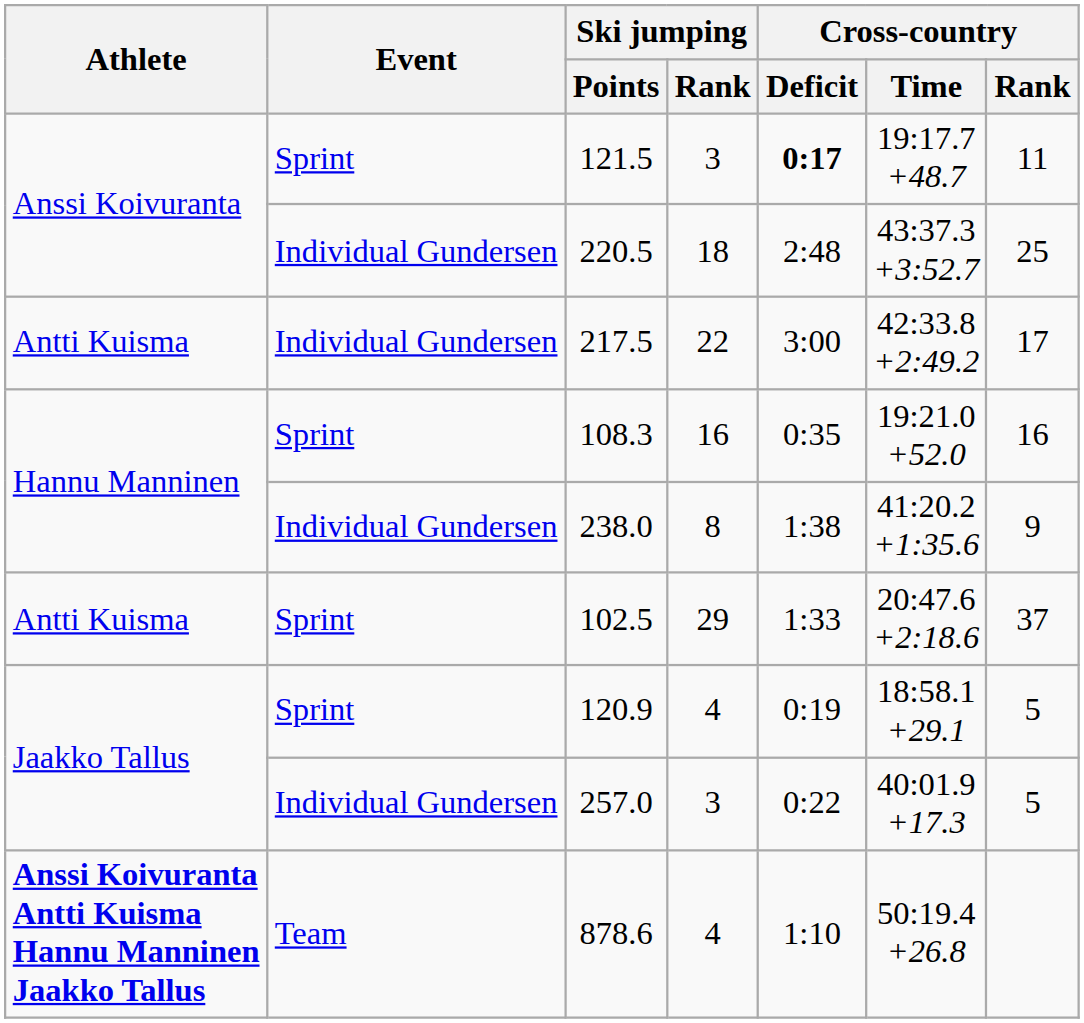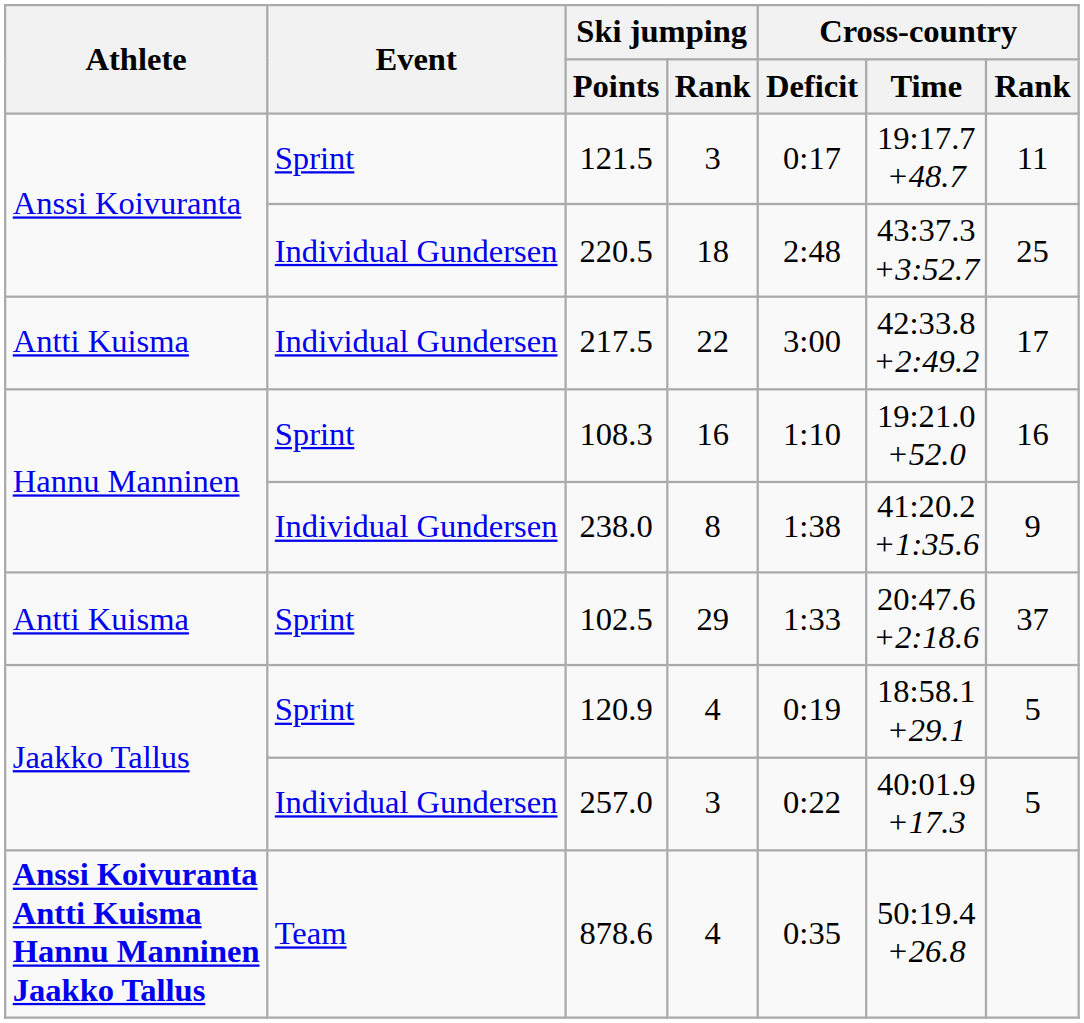(812, 158) bold -> (812, 158) normal
(812, 434) 0:35 -> (812, 434) 1:10
(812, 933) 1:10 -> (812, 933) 0:35
